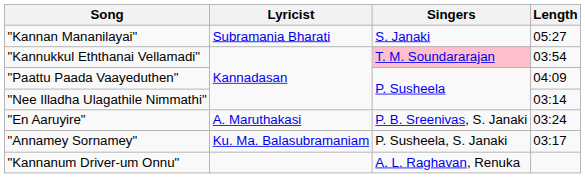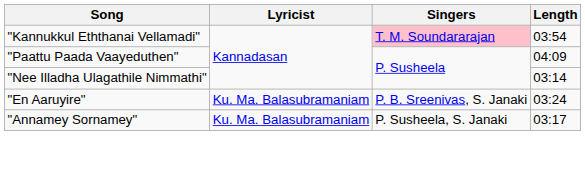- row: (72, 36)
(257, 120) A. Maruthakasi -> (291, 99) Ku. Ma. Balasubramaniam
- row: (93, 162)
